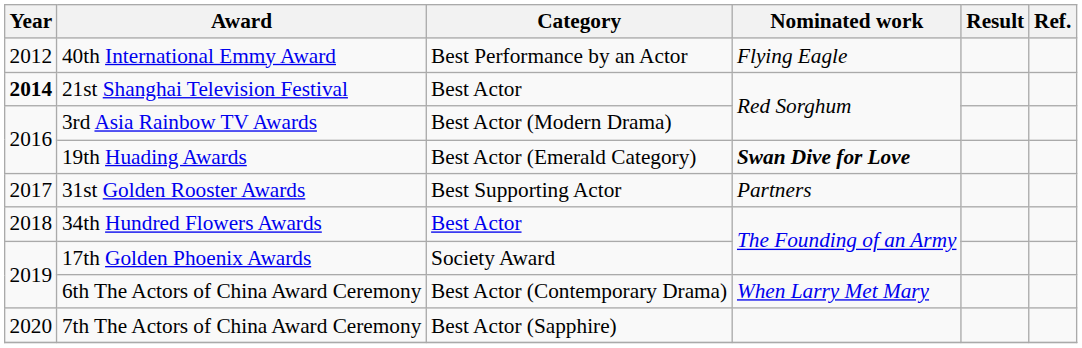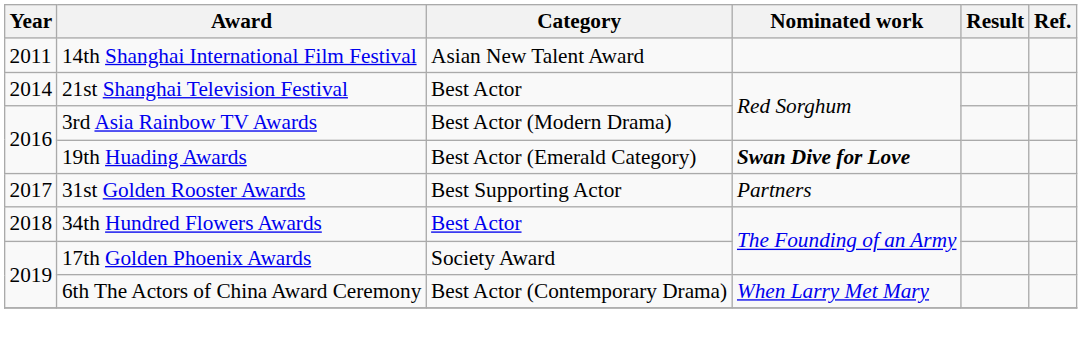+ row: (239, 55)
- row: (199, 55)
(31, 88) bold -> (31, 88) normal
- row: (242, 325)
